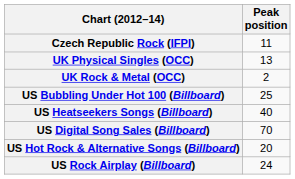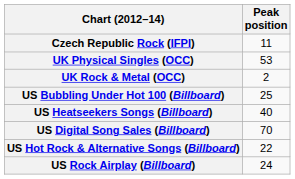(266, 60) 13 -> (266, 60) 53
(266, 148) 20 -> (266, 148) 22
